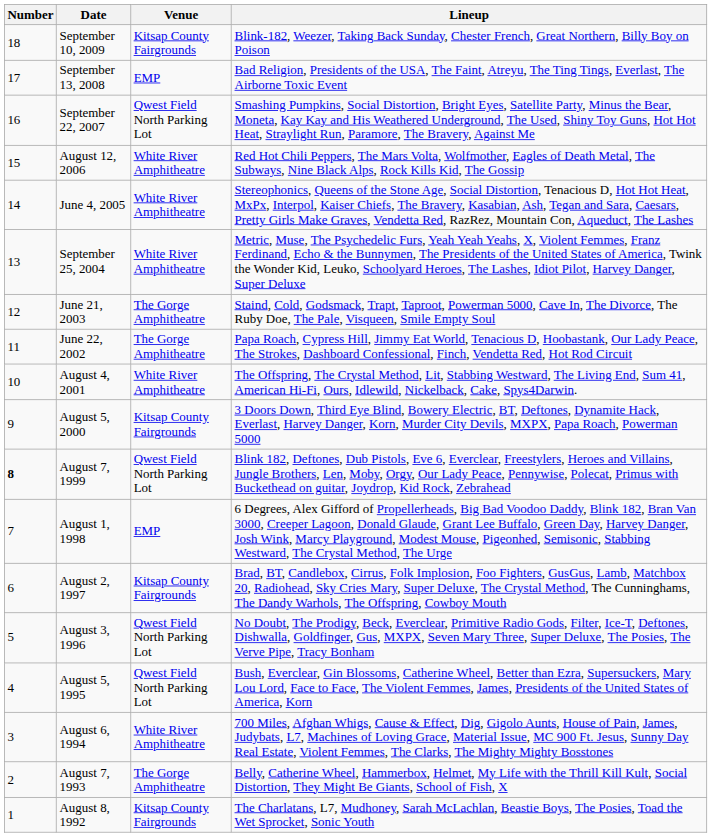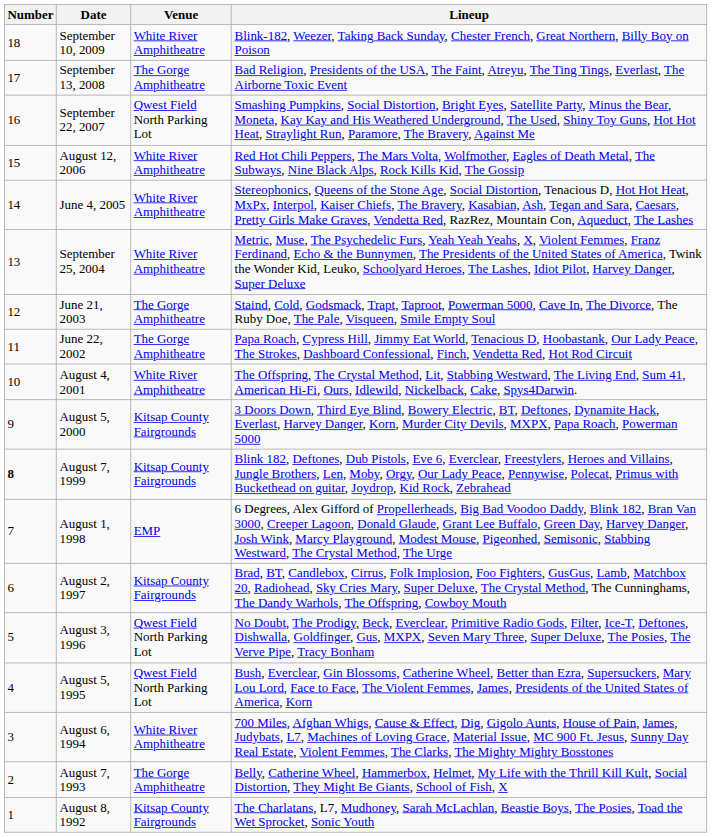(171, 42) Kitsap County Fairgrounds -> (169, 42) White River Amphitheatre
(147, 77) EMP -> (169, 77) The Gorge Amphitheatre
(171, 474) Qwest Field North Parking Lot -> (171, 474) Kitsap County Fairgrounds
